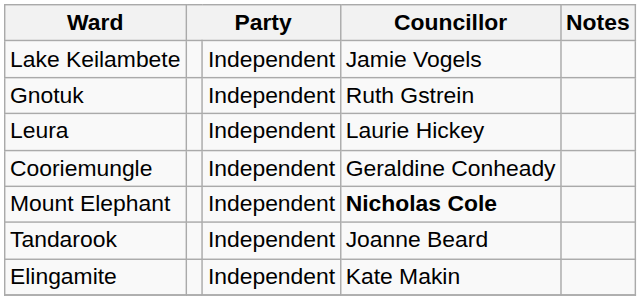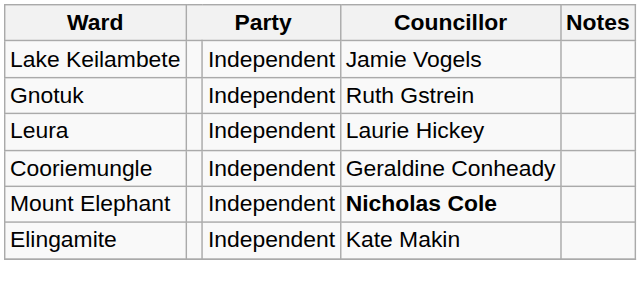- row: (63, 240)
